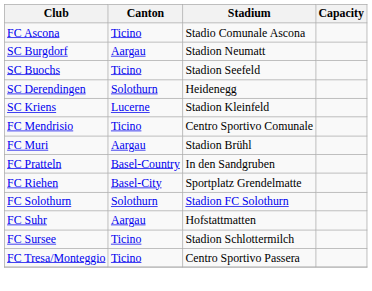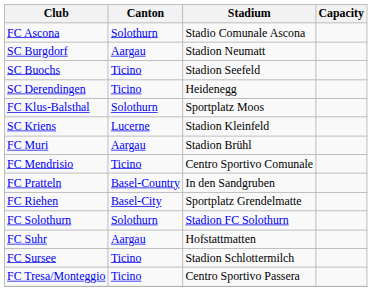(126, 32) Ticino -> (134, 32) Solothurn
(134, 88) Solothurn -> (126, 88) Ticino
+ row: (48, 107)
rows swapped: (40, 126) <-> (28, 145)
